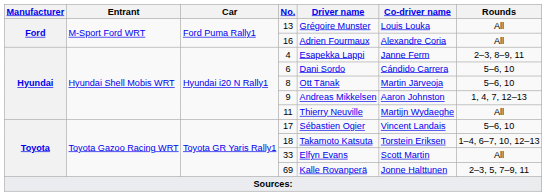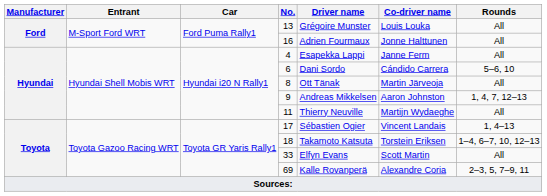(414, 40) Alexandre Coria -> (414, 40) Jonne Halttunen
(499, 54) 2–3, 8–9, 11 -> (499, 54) All
(499, 83) 5–6, 10 -> (499, 83) All
(499, 126) 5–6, 10 -> (499, 126) 1, 4–13
(414, 169) Jonne Halttunen -> (414, 169) Alexandre Coria
